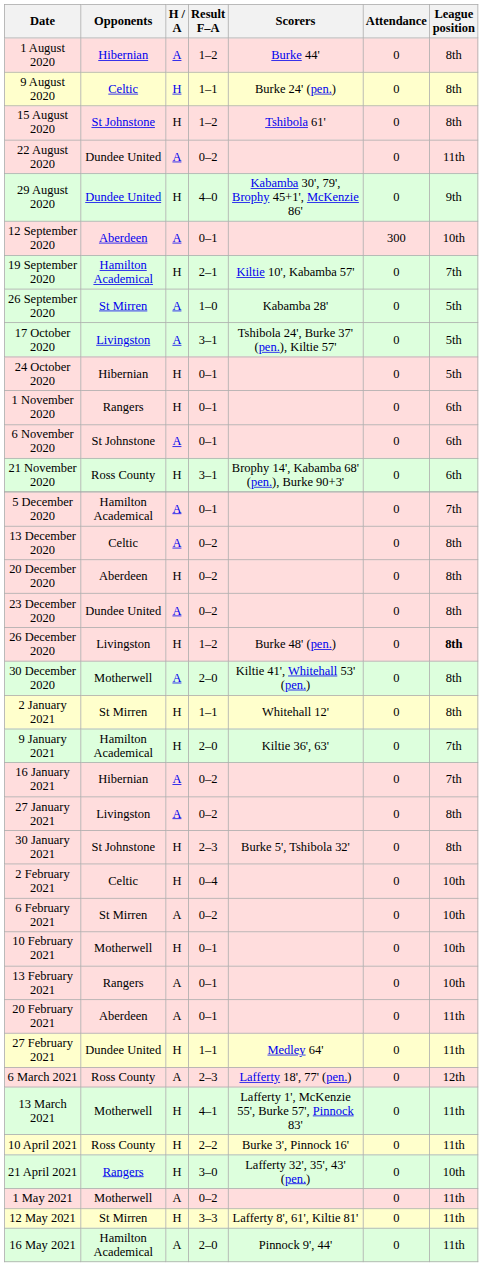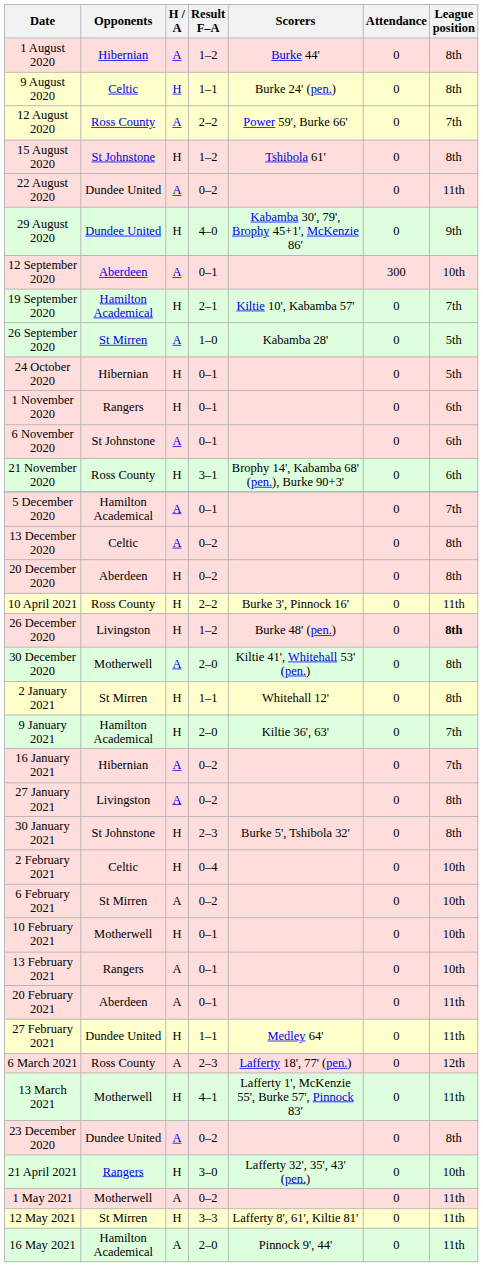+ row: (43, 122)
- row: (43, 339)
rows swapped: (43, 610) <-> (43, 1144)
